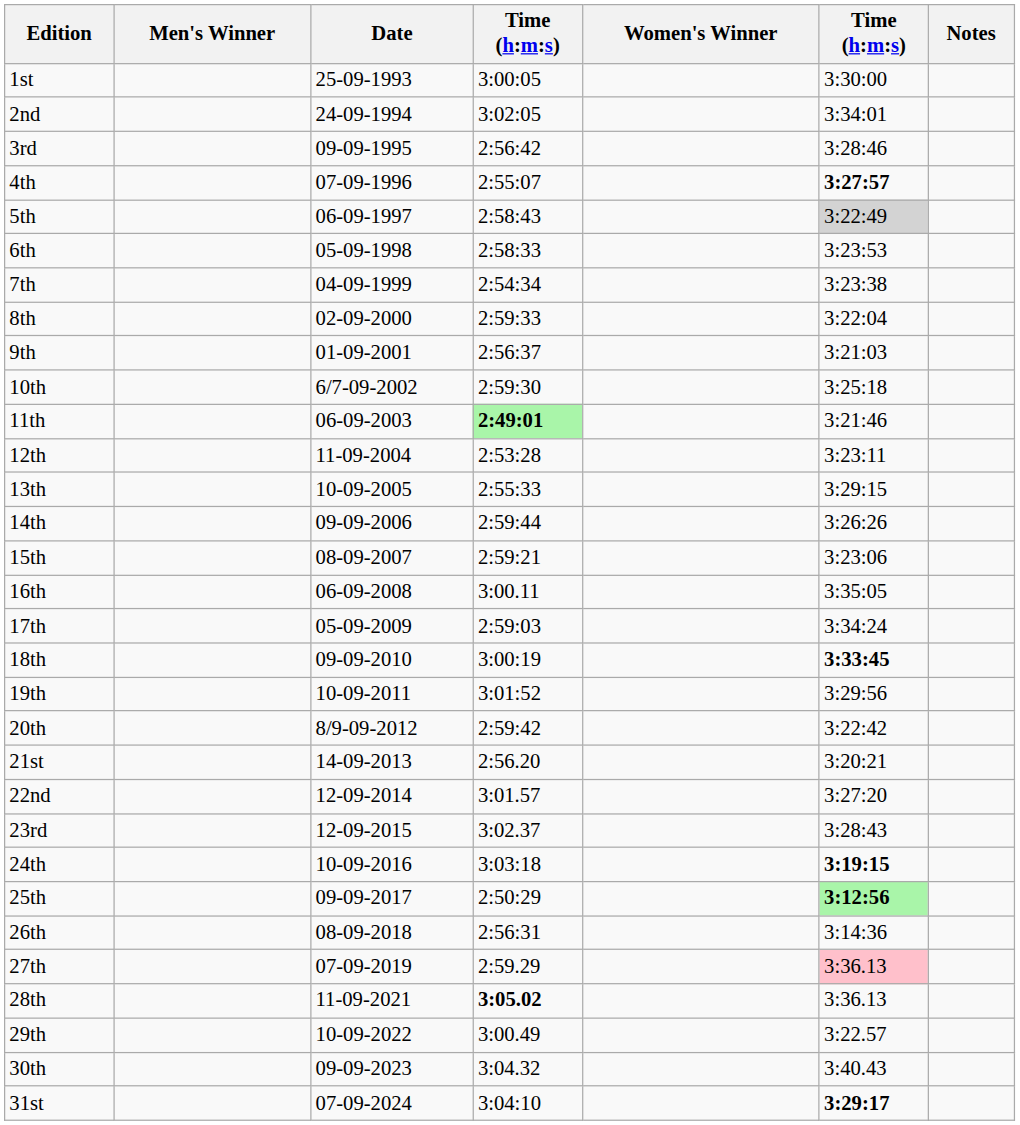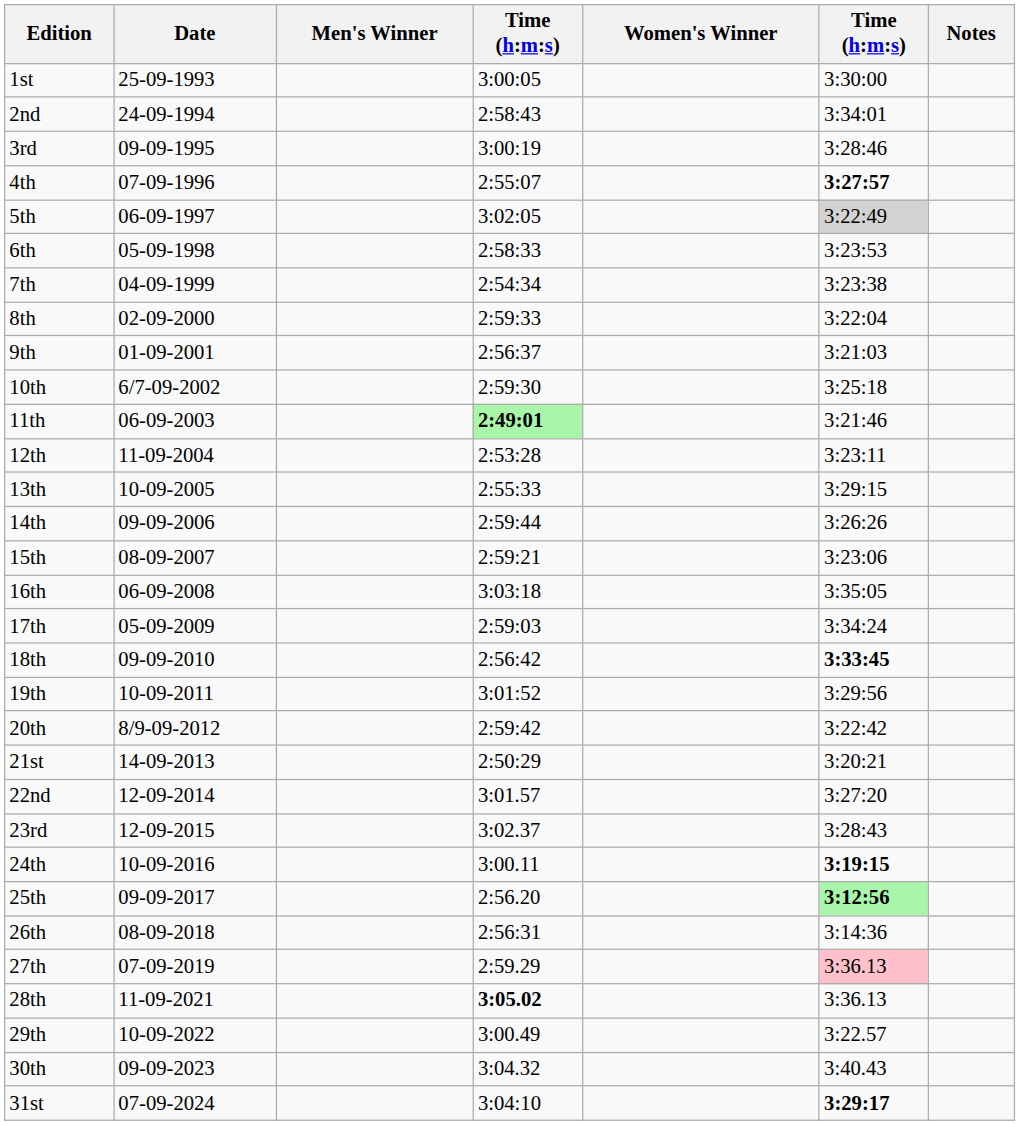columns swapped: (392, 33) <-> (212, 33)
(509, 114) 3:02:05 -> (509, 114) 2:58:43
(509, 148) 2:56:42 -> (509, 148) 3:00:19
(509, 216) 2:58:43 -> (509, 216) 3:02:05
(509, 591) 3:00.11 -> (509, 591) 3:03:18
(509, 659) 3:00:19 -> (509, 659) 2:56:42
(509, 761) 2:56.20 -> (509, 761) 2:50:29
(509, 864) 3:03:18 -> (509, 864) 3:00.11
(509, 898) 2:50:29 -> (509, 898) 2:56.20
